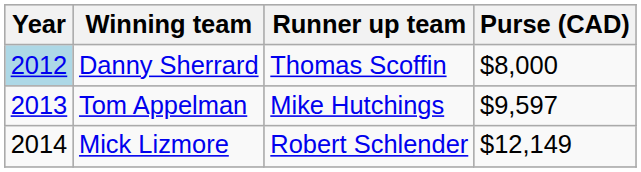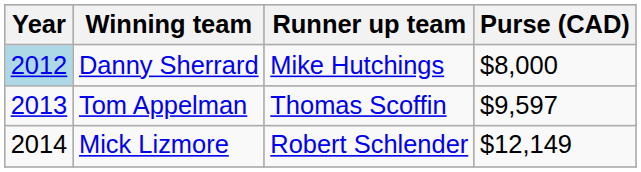(358, 65) Thomas Scoffin -> (357, 65) Mike Hutchings
(357, 105) Mike Hutchings -> (358, 105) Thomas Scoffin
